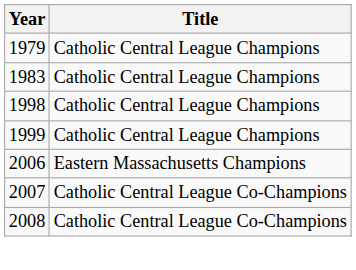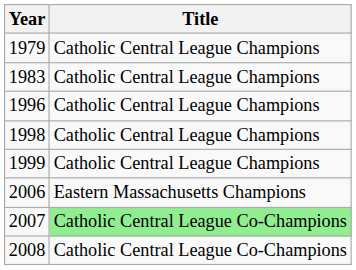+ row: (27, 105)
(200, 192) no background -> (200, 221) lightgreen background
